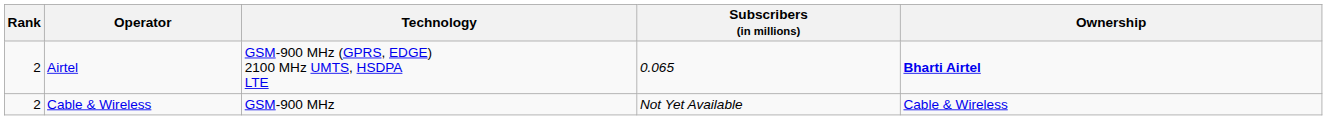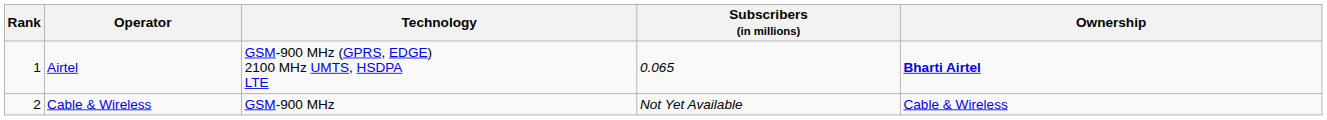(37, 67) 2 -> (37, 67) 1
